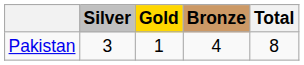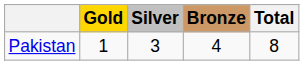columns swapped: (159, 18) <-> (107, 18)
